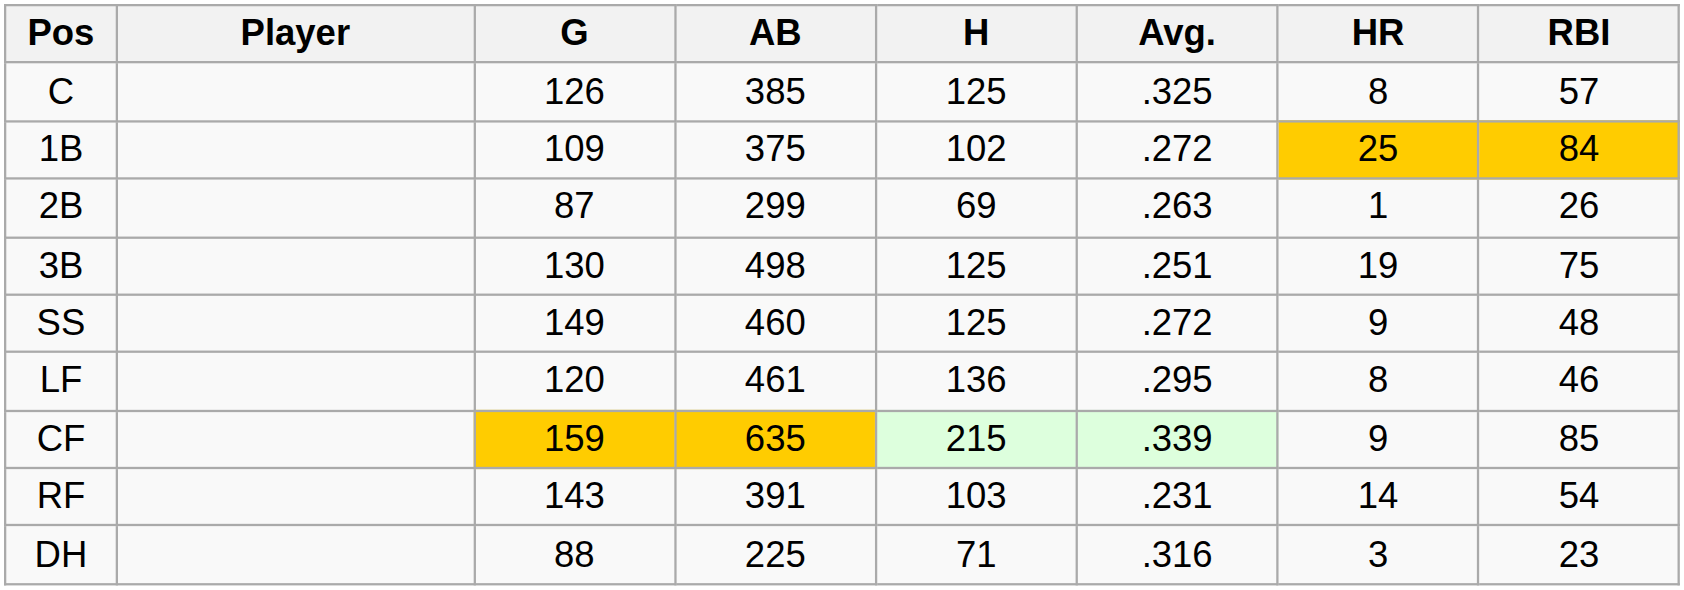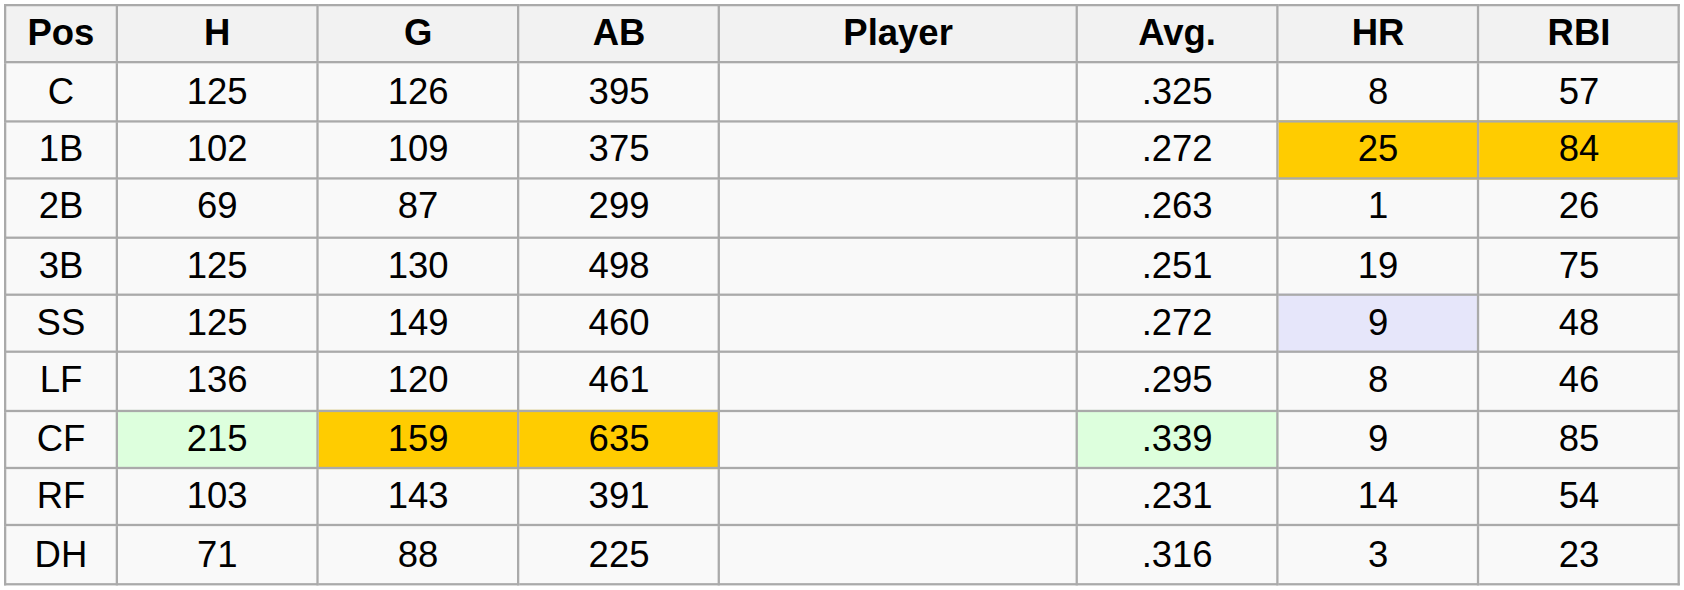columns swapped: (295, 33) <-> (976, 33)
(775, 91) 385 -> (619, 91) 395
(1378, 322) no background -> (1378, 322) lavender background
